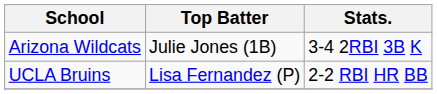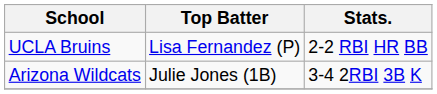rows swapped: (75, 46) <-> (59, 74)
